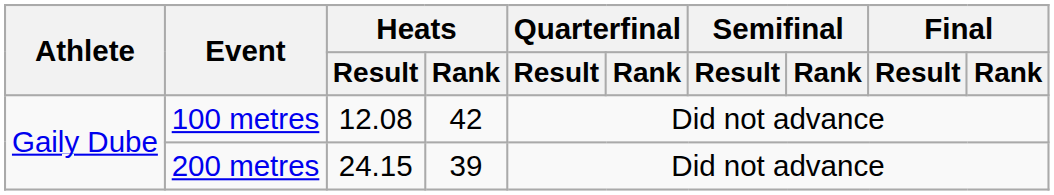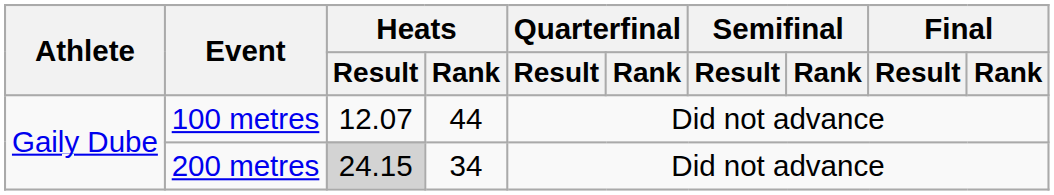(376, 119) 12.08 -> (376, 119) 12.07
(466, 119) 42 -> (466, 119) 44
(376, 166) no background -> (376, 166) lightgrey background
(466, 166) 39 -> (466, 166) 34
